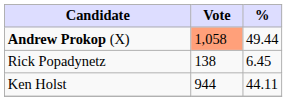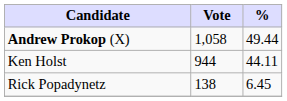(211, 38) lightsalmon background -> (211, 38) no background
rows swapped: (37, 84) <-> (57, 61)
